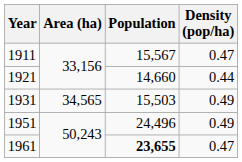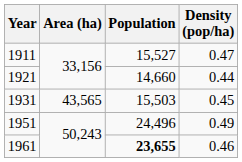(156, 54) 15,567 -> (156, 54) 15,527
(82, 100) 34,565 -> (82, 100) 43,565
(222, 100) 0.49 -> (222, 100) 0.45
(222, 146) 0.47 -> (222, 146) 0.46
